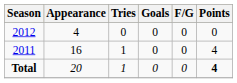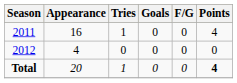rows swapped: (24, 50) <-> (24, 31)
